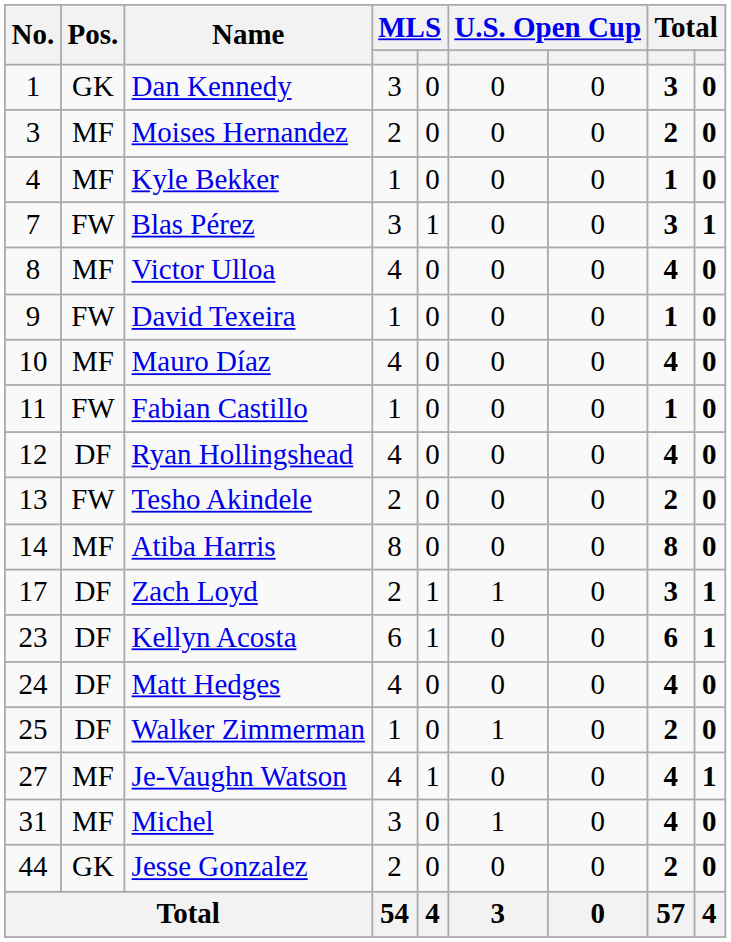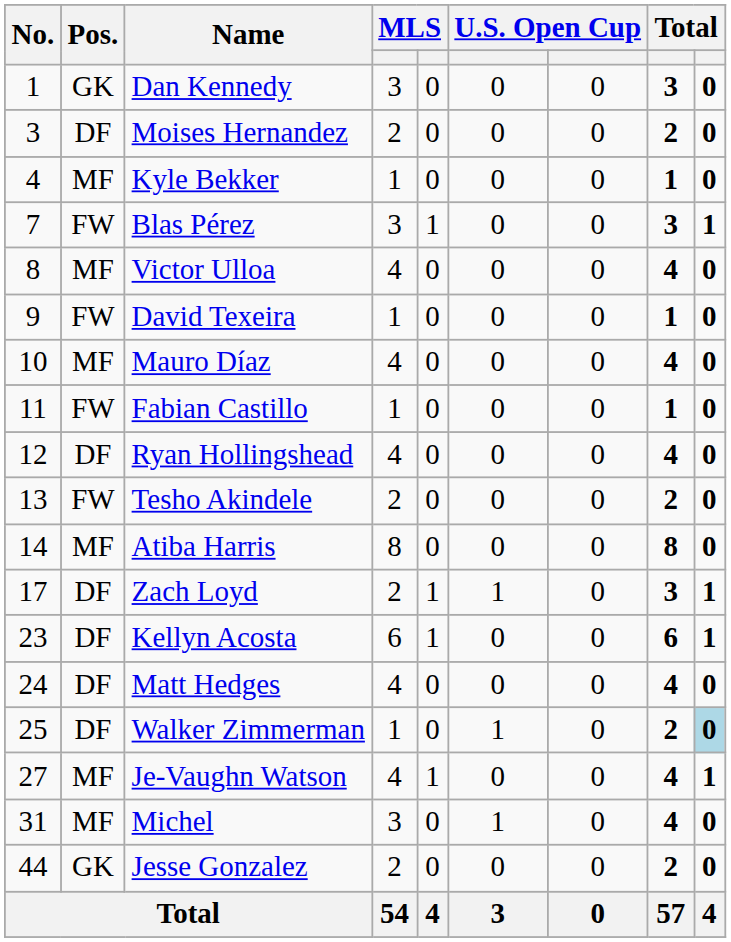(93, 132) MF -> (93, 132) DF
(709, 729) no background -> (709, 729) lightblue background
